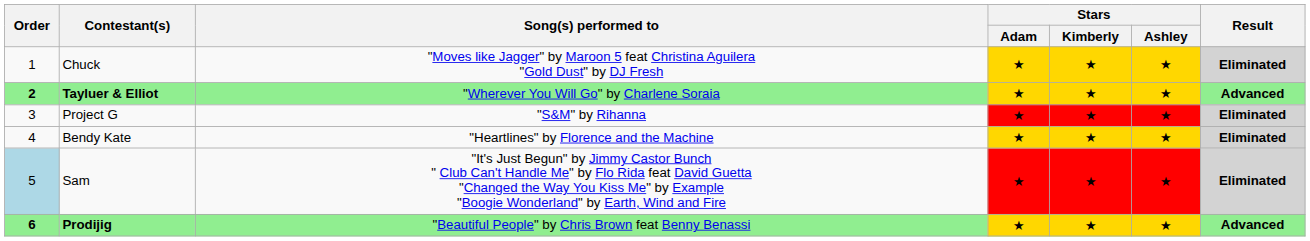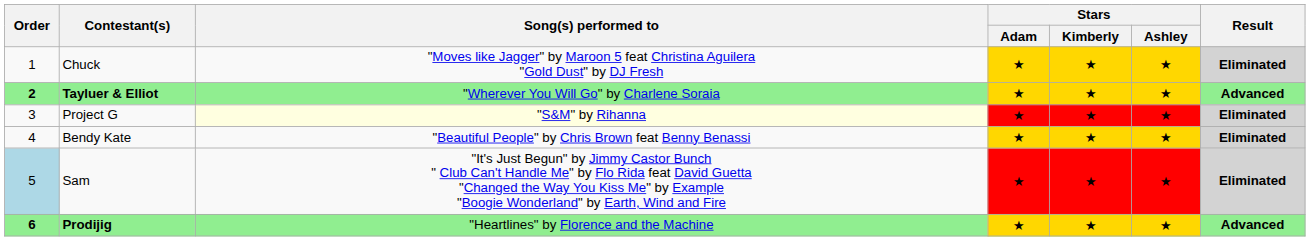(591, 115) no background -> (591, 115) lightyellow background
(591, 137) "Heartlines" by Florence and the Machine -> (591, 137) "Beautiful People" by Chris Brown feat Benny Benassi
(591, 225) "Beautiful People" by Chris Brown feat Benny Benassi -> (591, 225) "Heartlines" by Florence and the Machine
